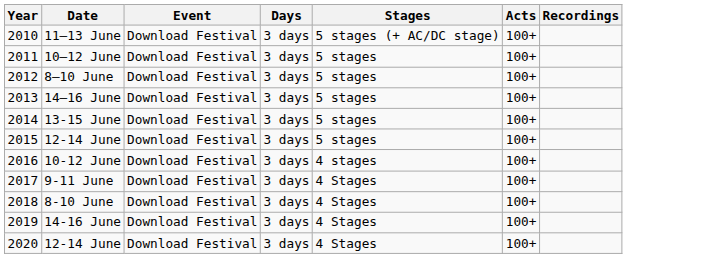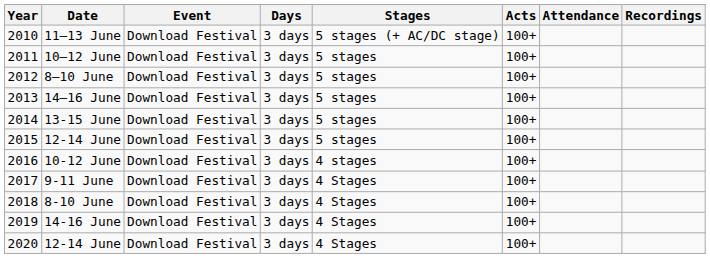+ column: (581, 15)
